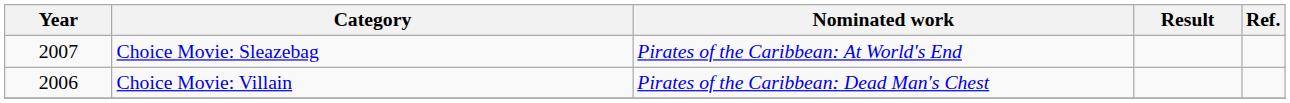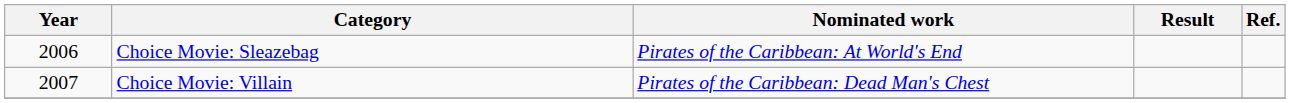(58, 51) 2007 -> (58, 51) 2006
(58, 82) 2006 -> (58, 82) 2007
